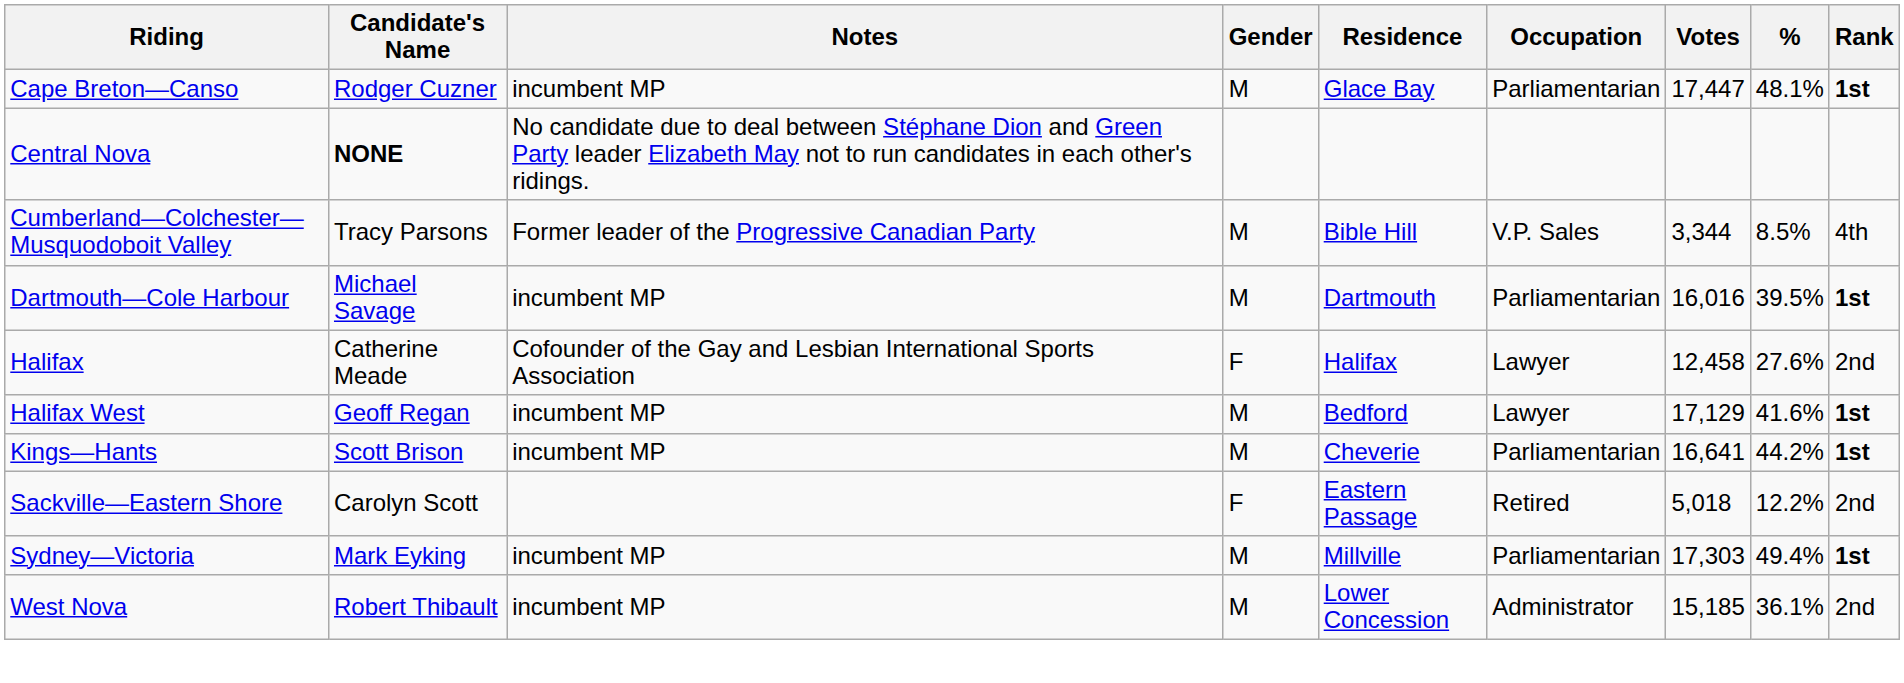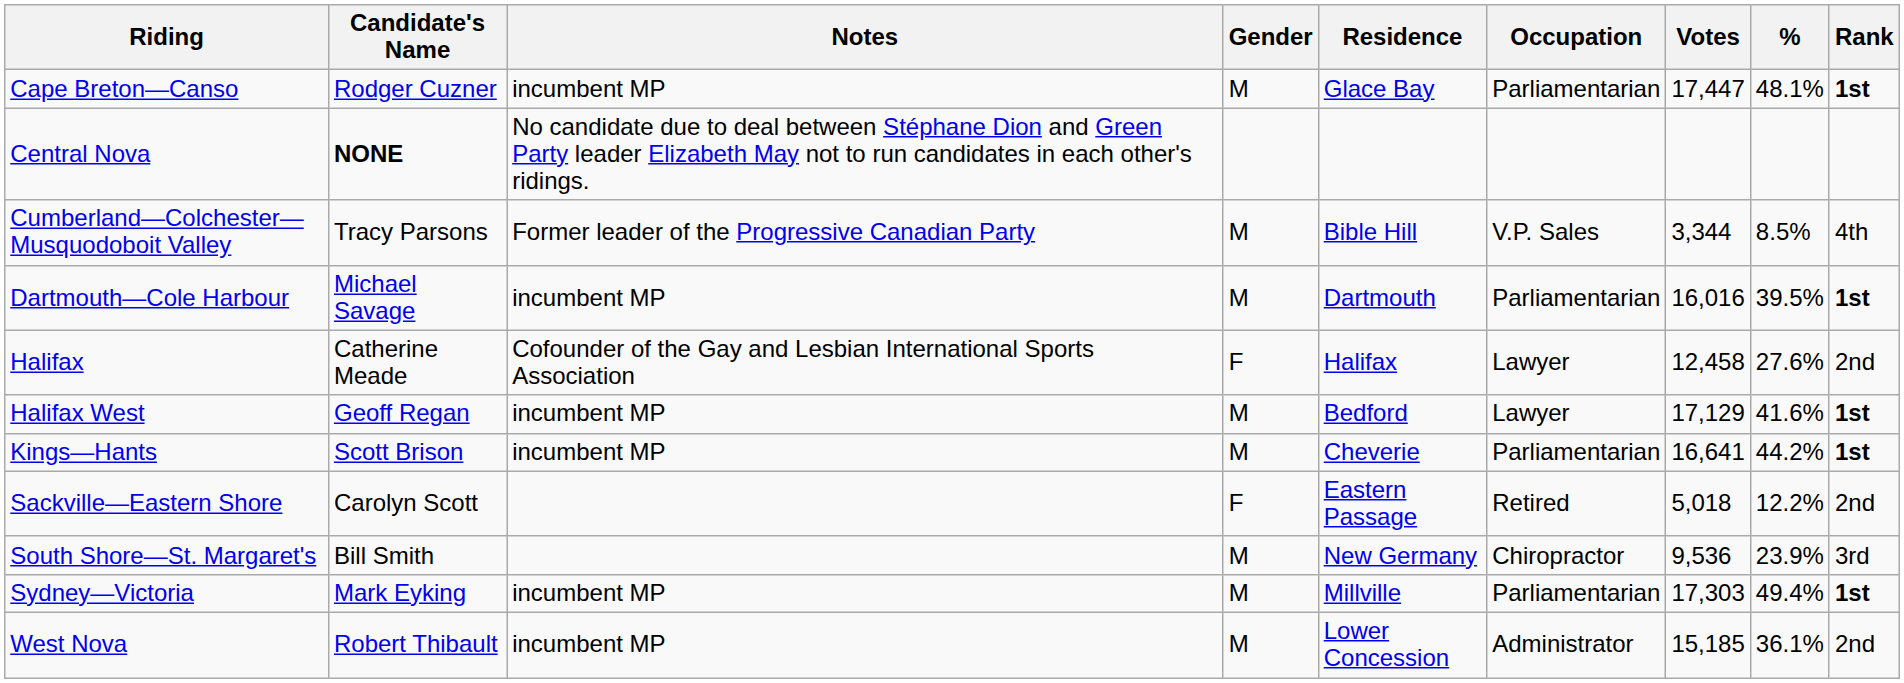+ row: (163, 555)
